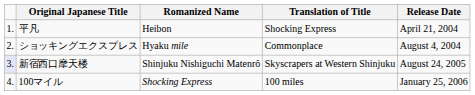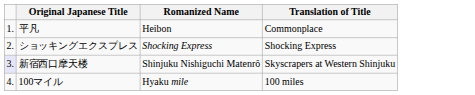- column: (434, 12)
(300, 29) Shocking Express -> (294, 29) Commonplace
(165, 46) Hyaku mile -> (177, 46) Shocking Express
(294, 46) Commonplace -> (300, 46) Shocking Express
(177, 81) Shocking Express -> (165, 81) Hyaku mile
